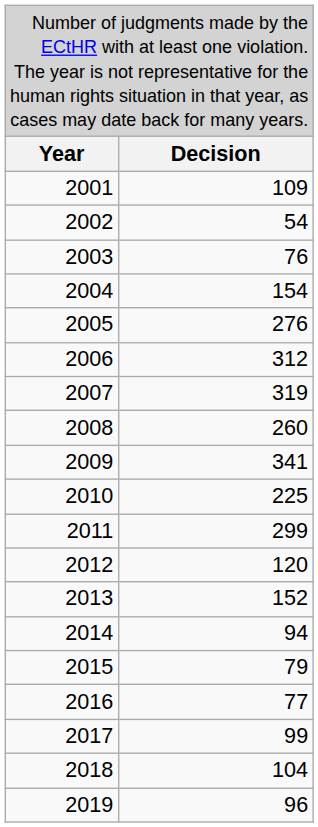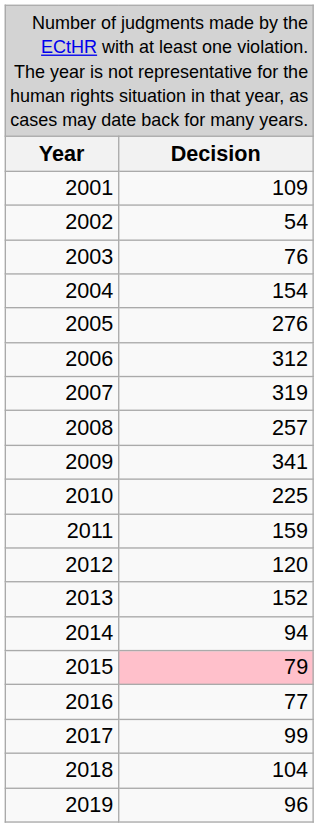(290, 427) 260 -> (290, 427) 257
(290, 530) 299 -> (290, 530) 159
(296, 667) no background -> (296, 667) pink background
